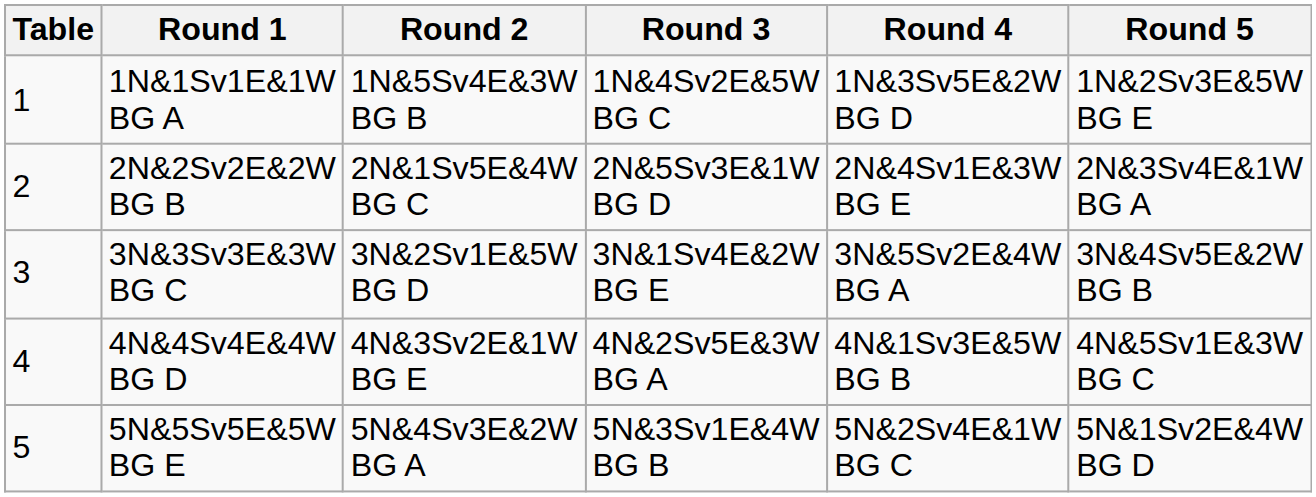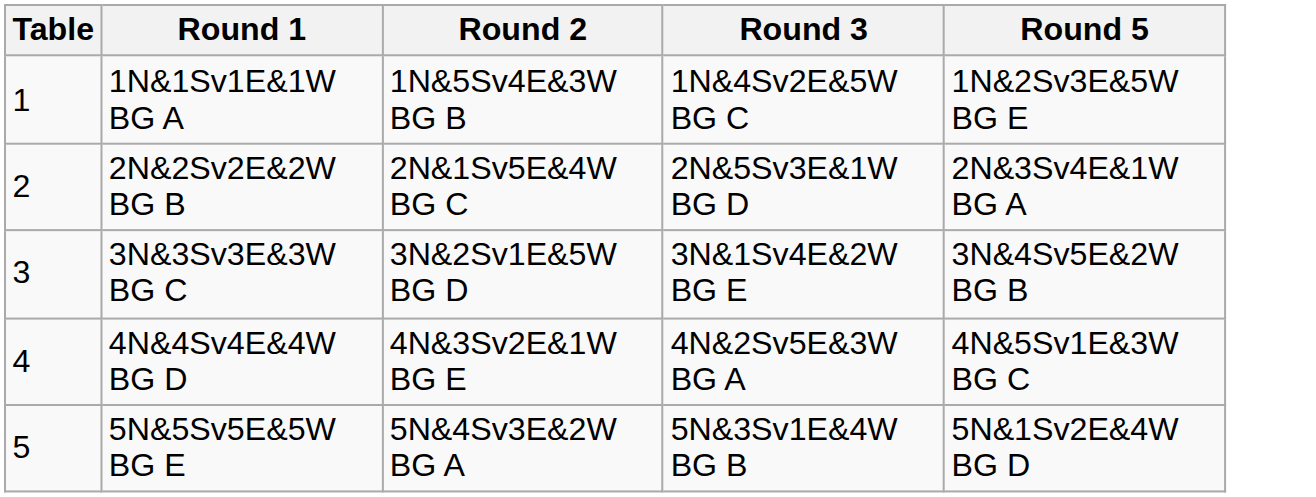- column: (948, 30)
